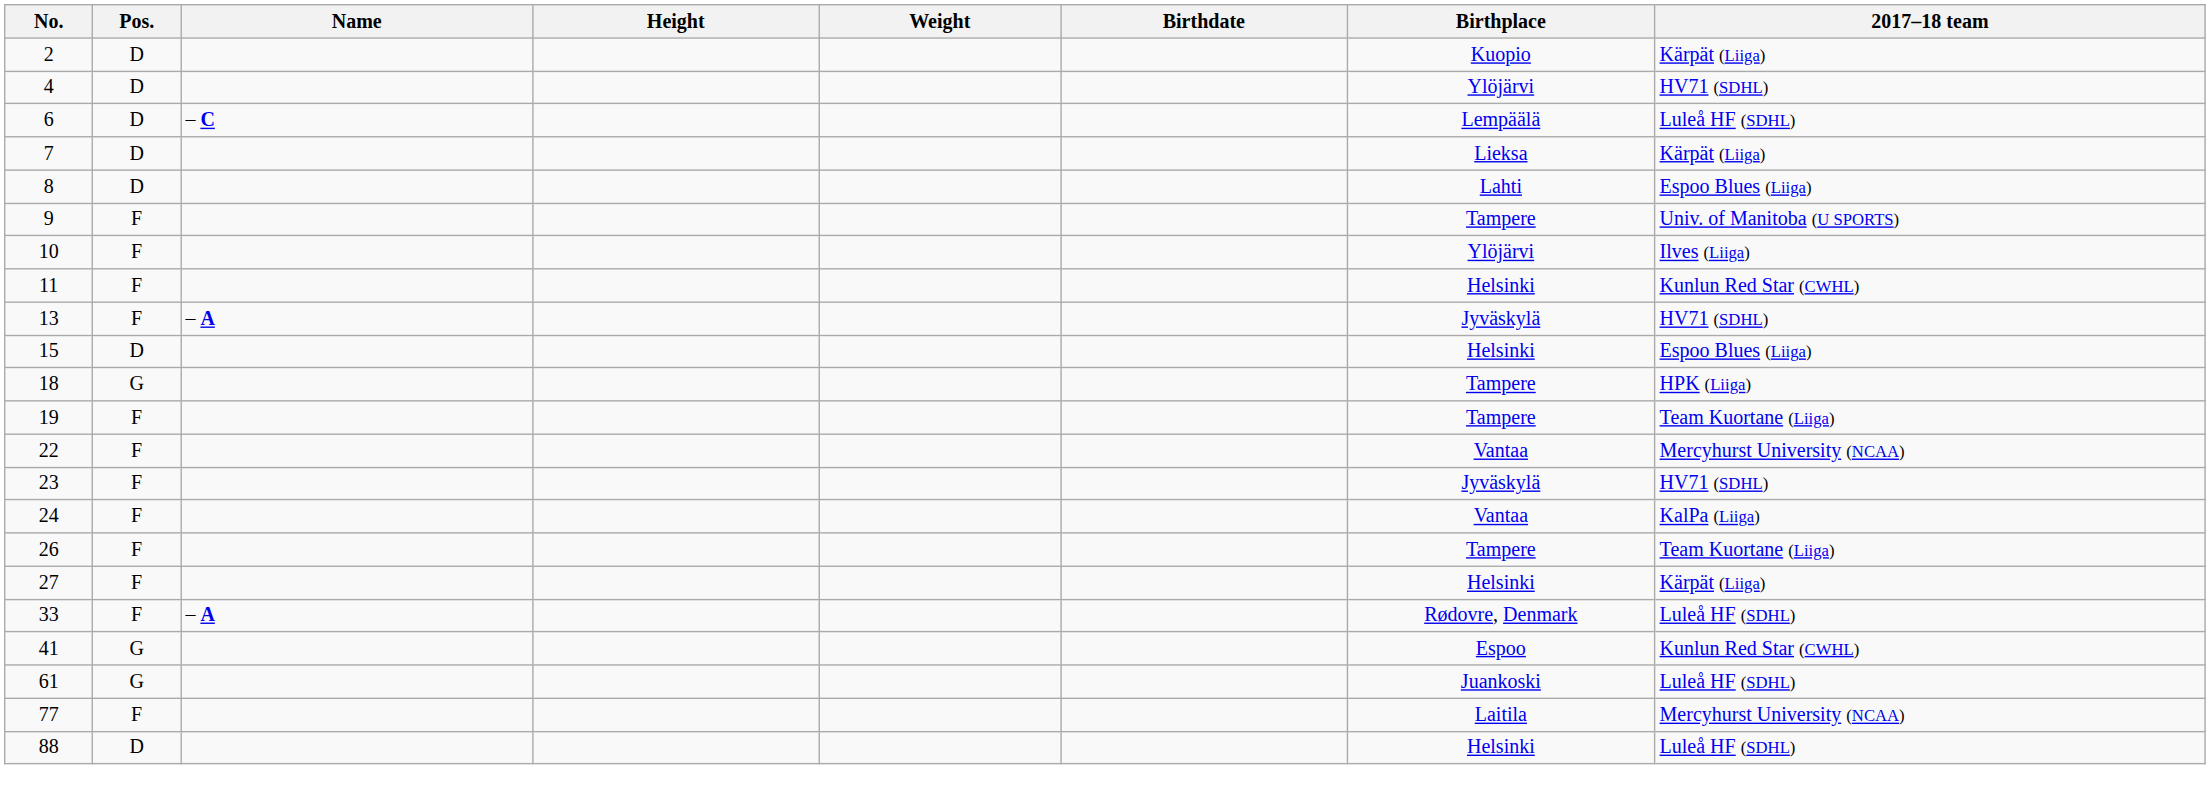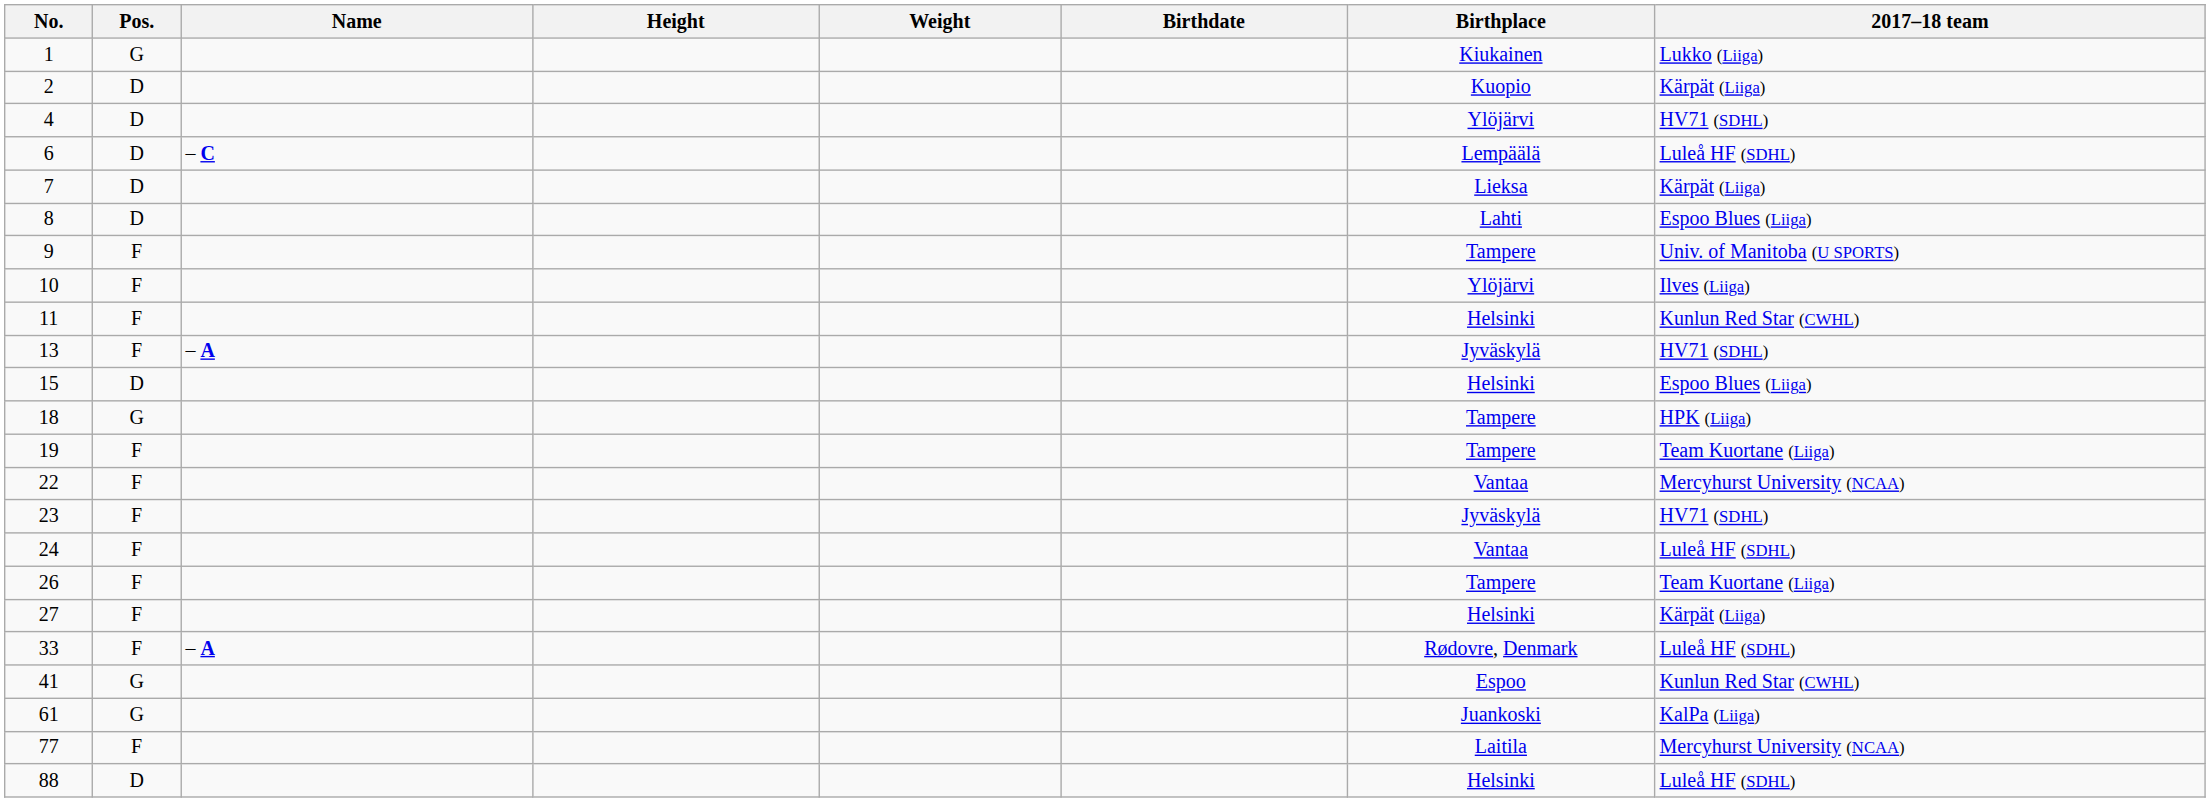+ row: (49, 54)
(1710, 516) KalPa (Liiga) -> (1727, 549) Luleå HF (SDHL)
(1727, 681) Luleå HF (SDHL) -> (1710, 714) KalPa (Liiga)
